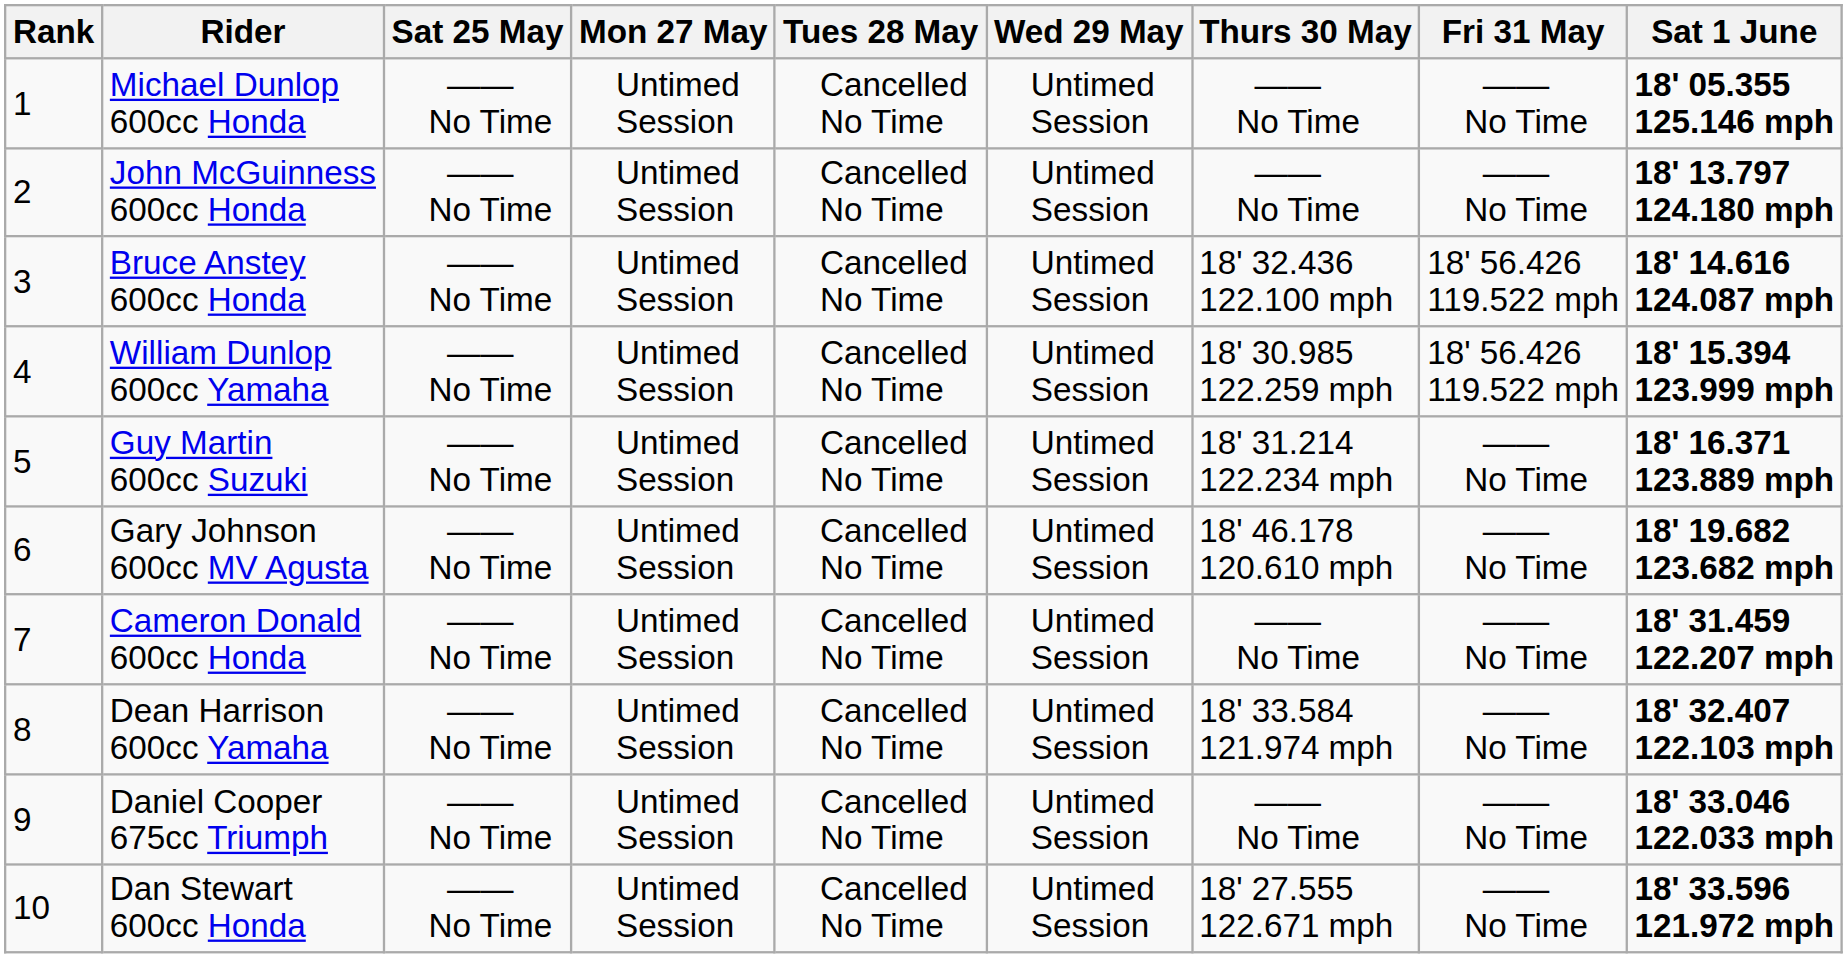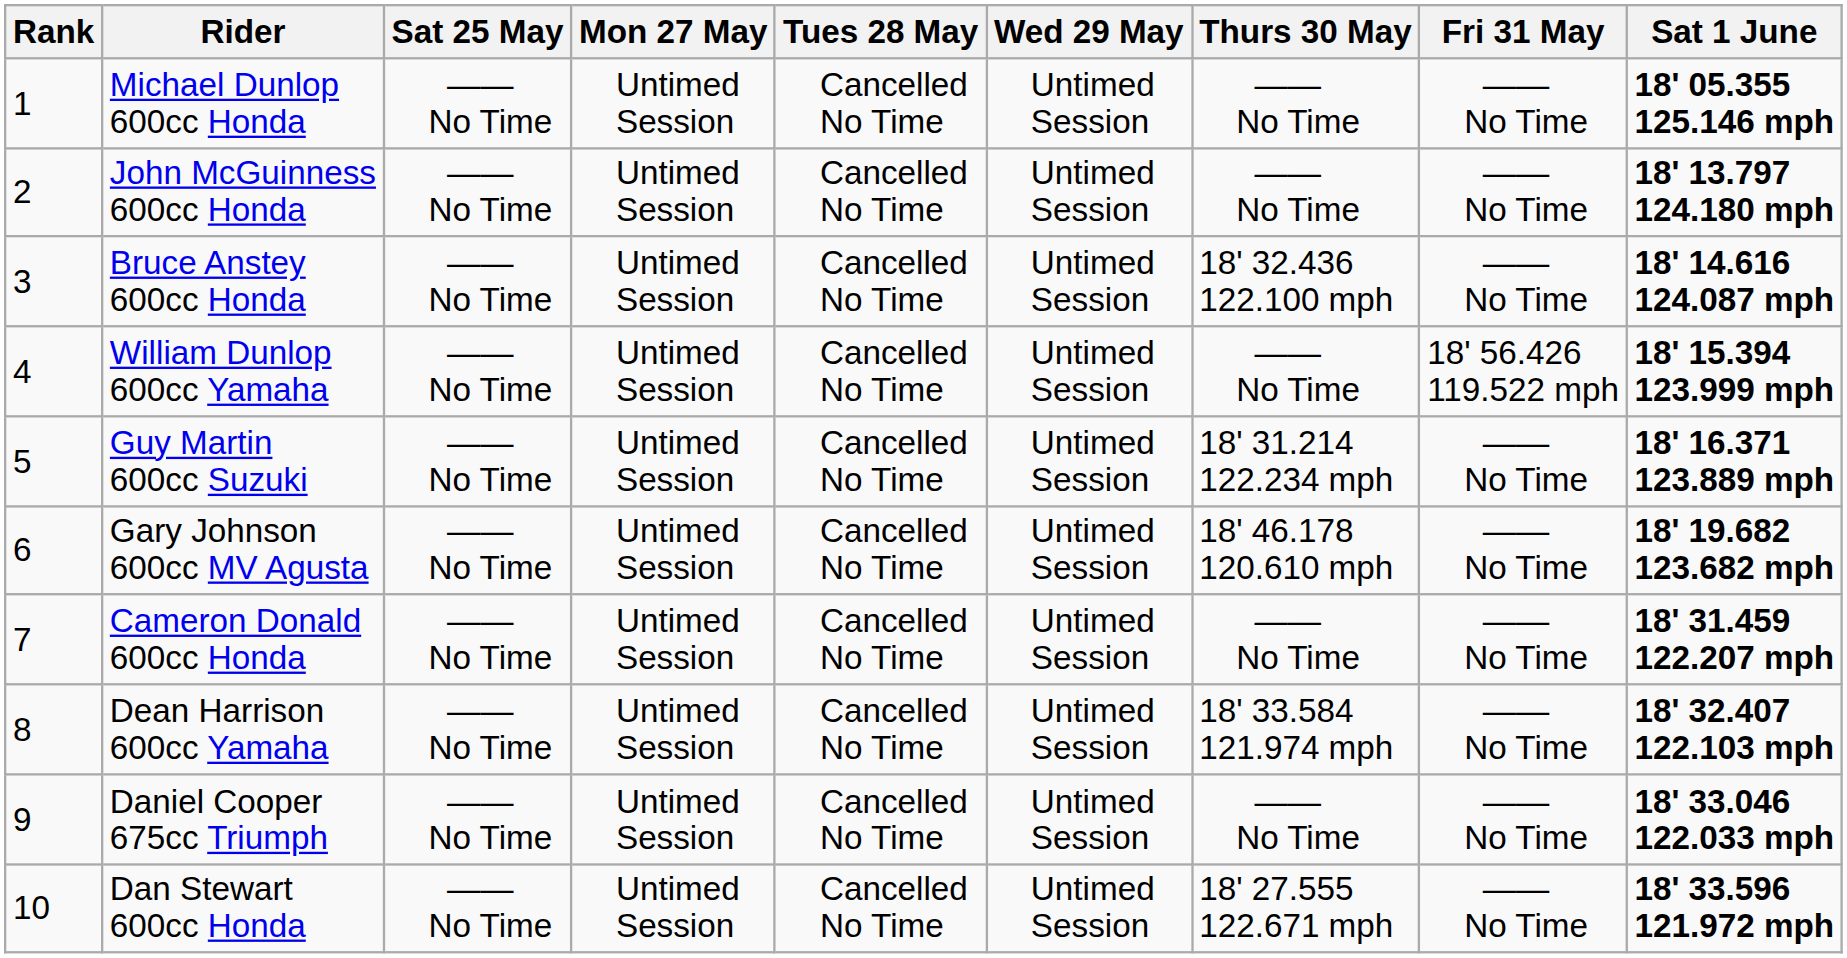(1523, 282) 18' 56.426 119.522 mph -> (1508, 282) —— No Time
(1296, 371) 18' 30.985 122.259 mph -> (1280, 371) —— No Time
